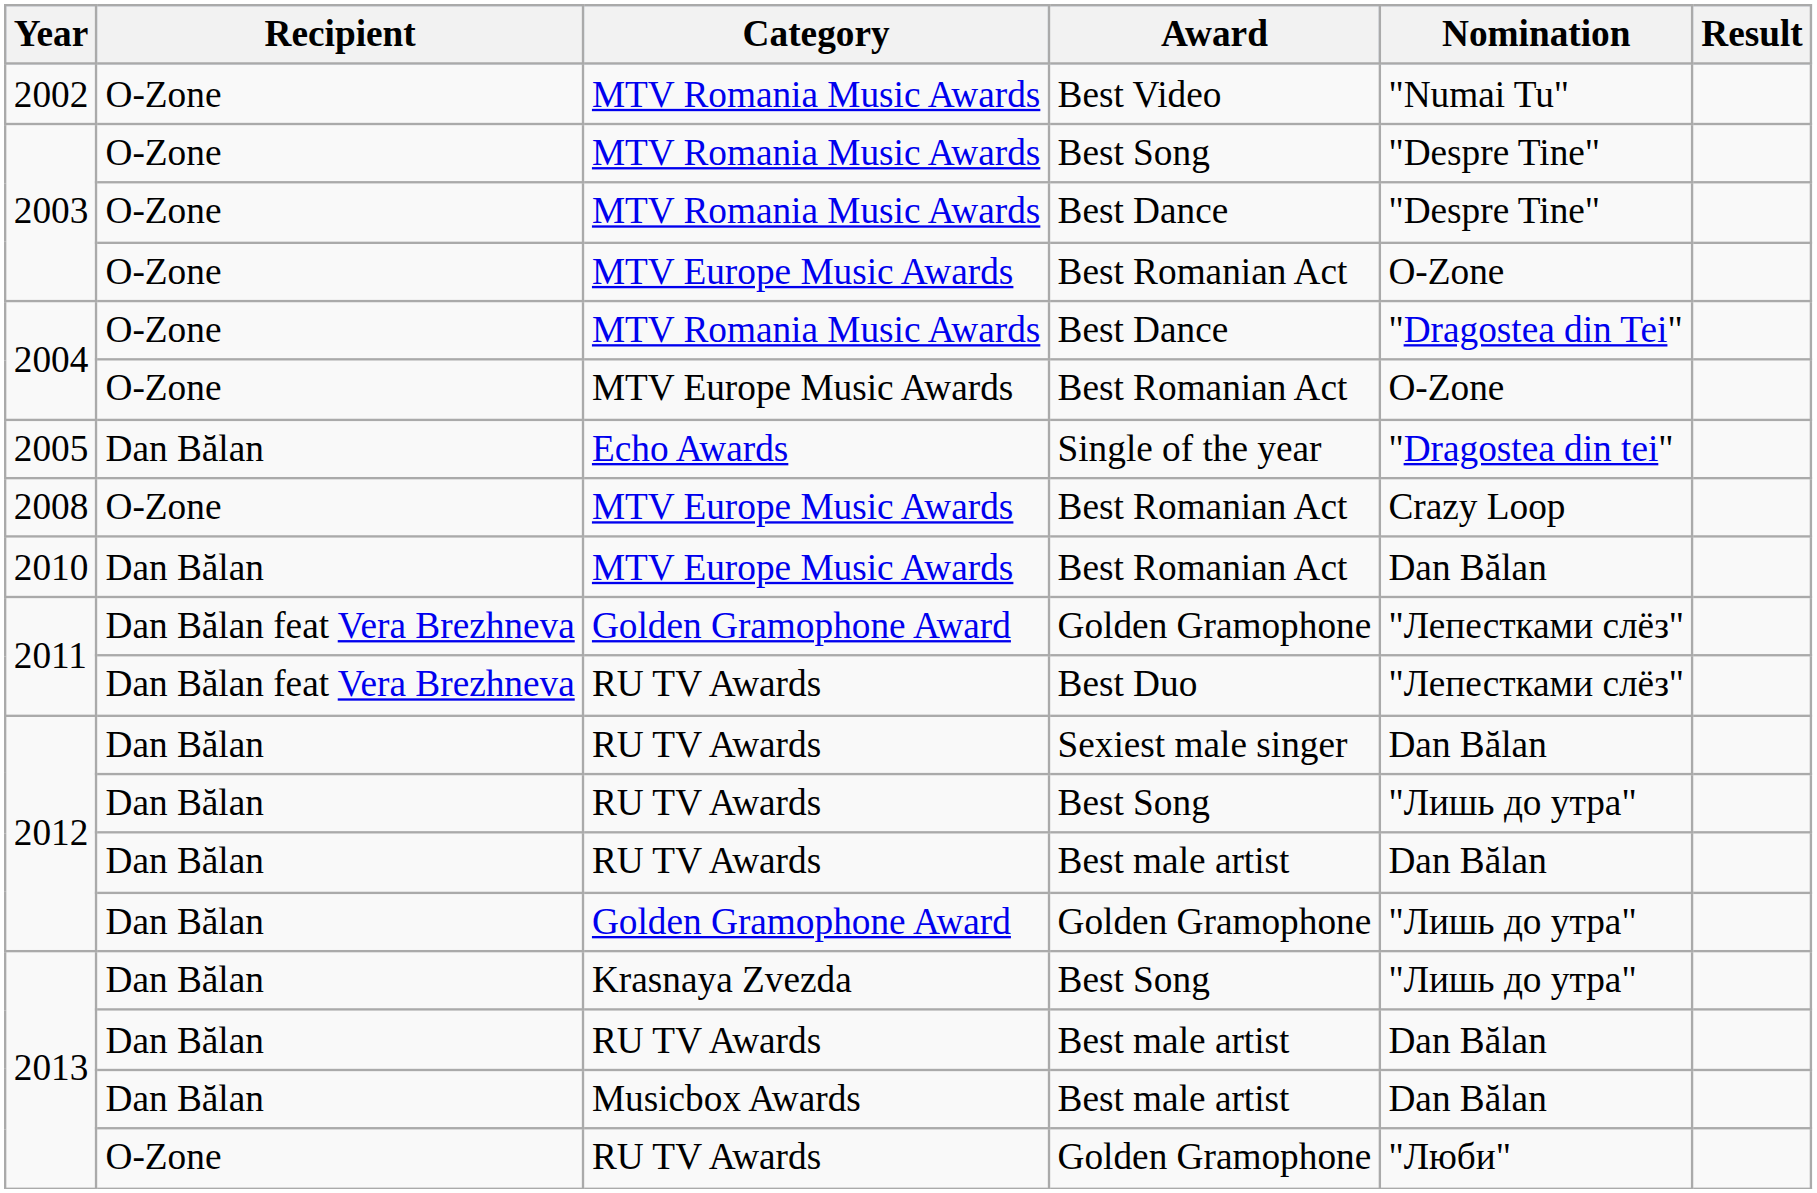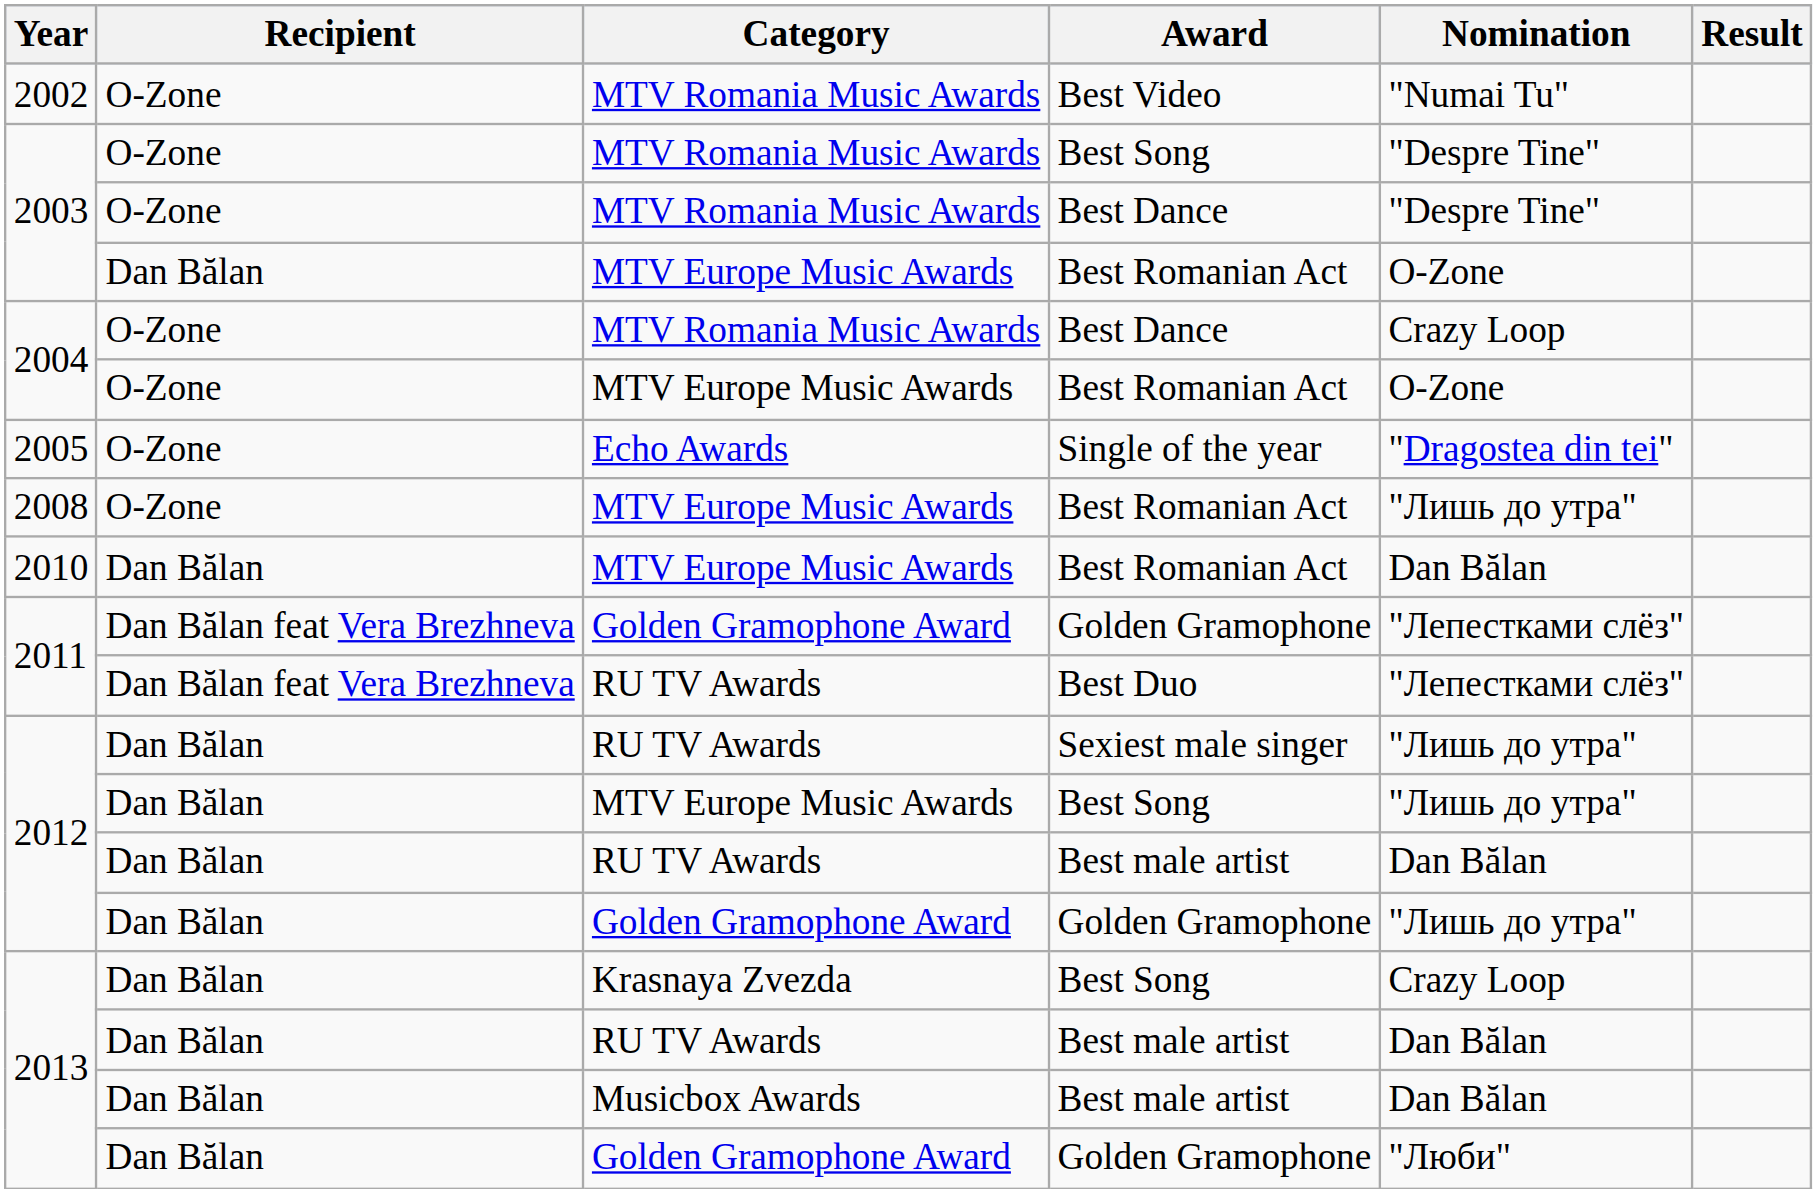(163, 270) O-Zone -> (185, 270) Dan Bălan
(1536, 329) "Dragostea din Tei" -> (1477, 329) Crazy Loop
(185, 447) Dan Bălan -> (163, 447) O-Zone
(1477, 507) Crazy Loop -> (1513, 507) "Лишь до утра"
(1468, 743) Dan Bălan -> (1513, 743) "Лишь до утра"
(707, 802) RU TV Awards -> (803, 802) MTV Europe Music Awards
(1513, 980) "Лишь до утра" -> (1477, 980) Crazy Loop
(163, 1157) O-Zone -> (185, 1157) Dan Bălan
(707, 1157) RU TV Awards -> (801, 1157) Golden Gramophone Award
